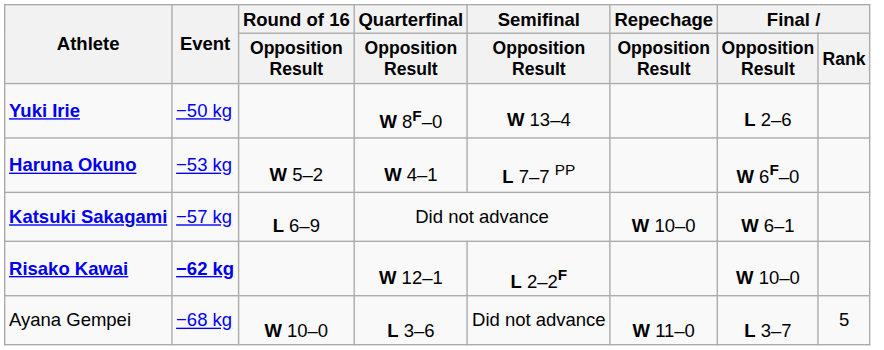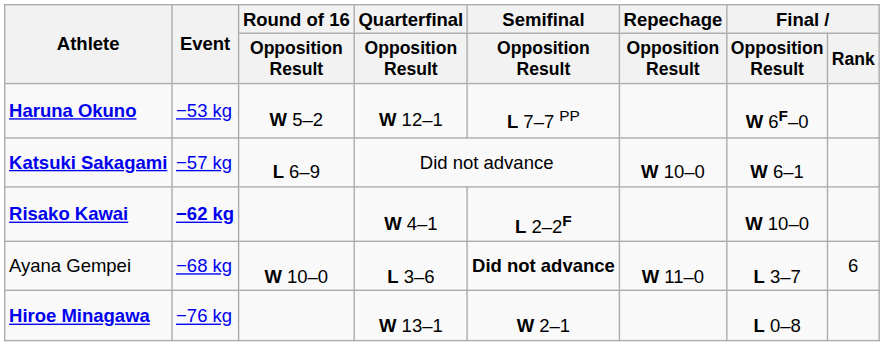- row: (45, 110)
(411, 174) W 4–1 -> (411, 120) W 12–1
(411, 278) W 12–1 -> (411, 224) W 4–1
(539, 320) normal -> (543, 266) bold
(844, 320) 5 -> (853, 266) 6
+ row: (79, 315)
